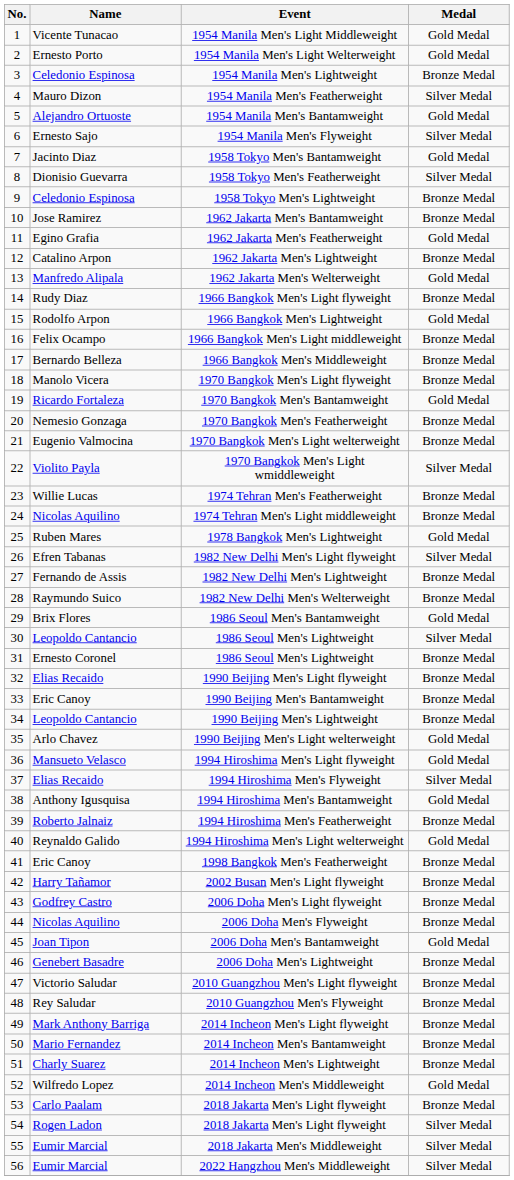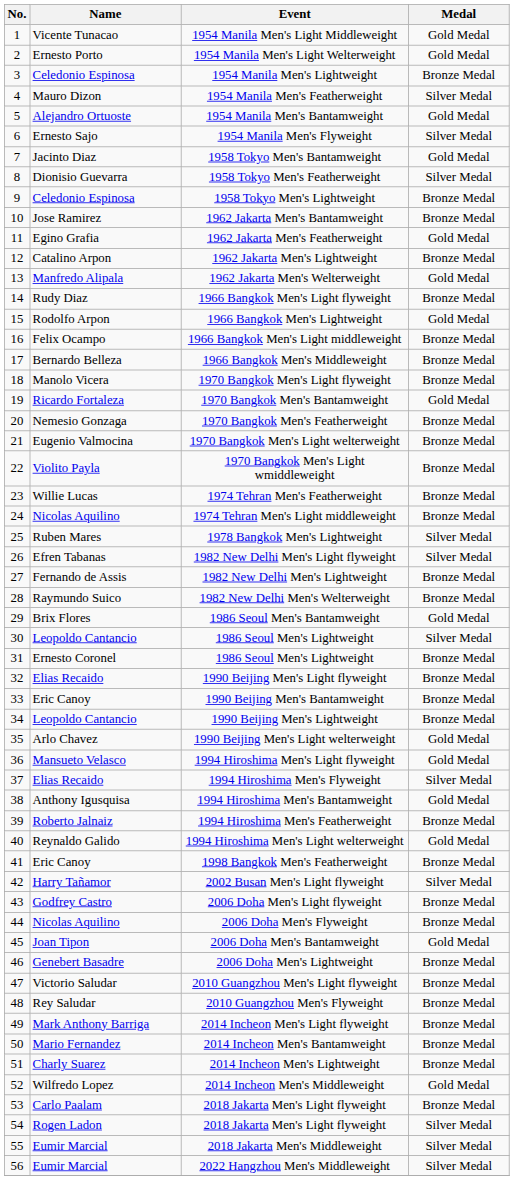(459, 468) Silver Medal -> (459, 468) Bronze Medal
(459, 536) Gold Medal -> (459, 536) Silver Medal
(459, 881) Bronze Medal -> (459, 881) Silver Medal
